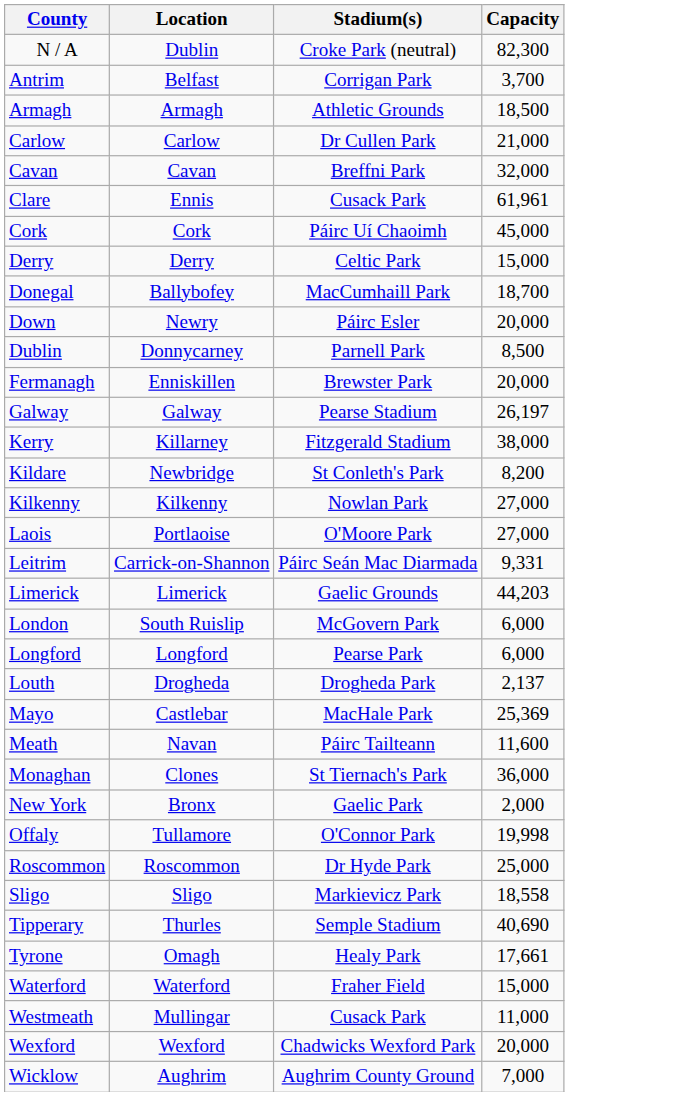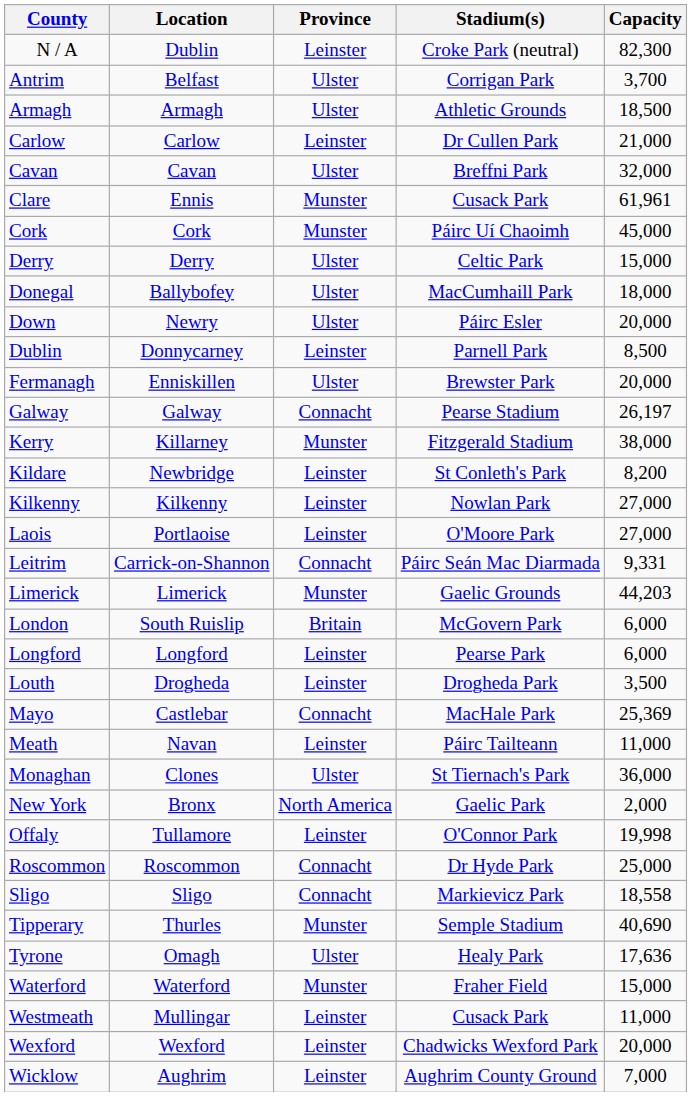+ column: (335, 19)
(523, 291) 18,700 -> (645, 291) 18,000
(523, 683) 2,137 -> (645, 683) 3,500
(523, 744) 11,600 -> (645, 744) 11,000
(523, 955) 17,661 -> (645, 955) 17,636
